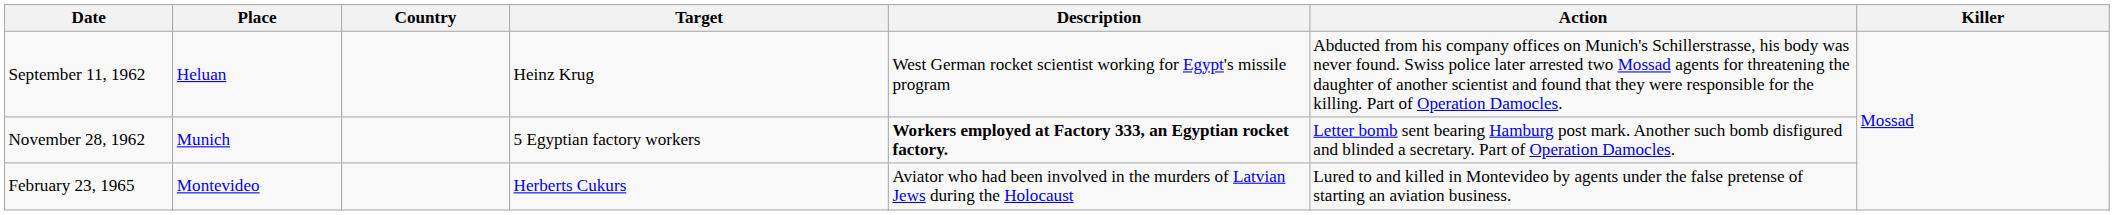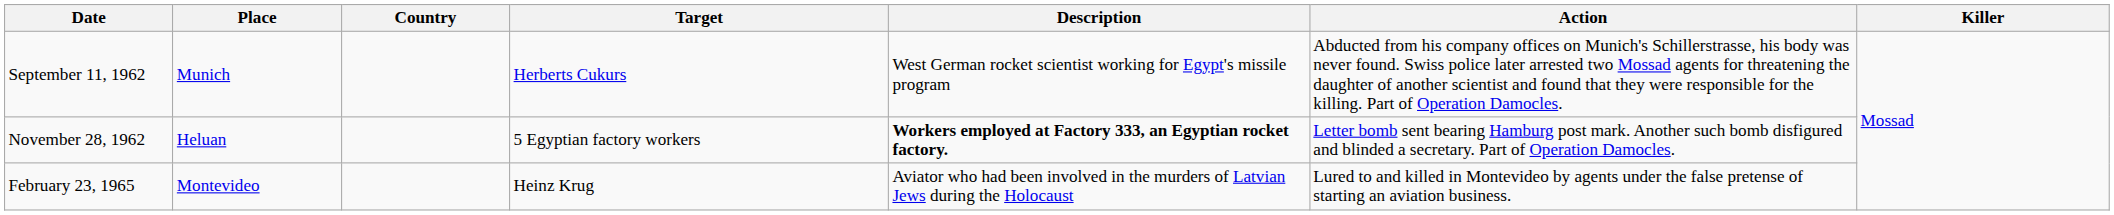(202, 74) Heluan -> (203, 74) Munich
(554, 74) Heinz Krug -> (570, 74) Herberts Cukurs
(203, 139) Munich -> (202, 139) Heluan
(570, 186) Herberts Cukurs -> (554, 186) Heinz Krug
